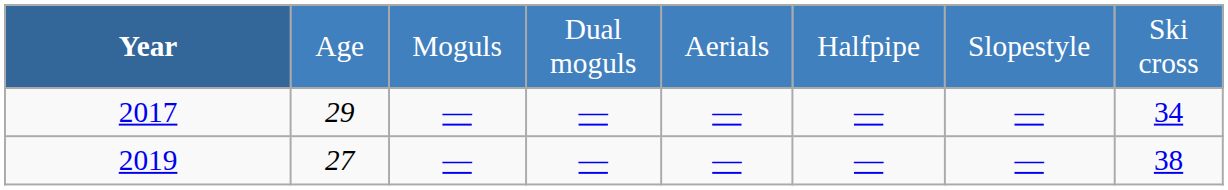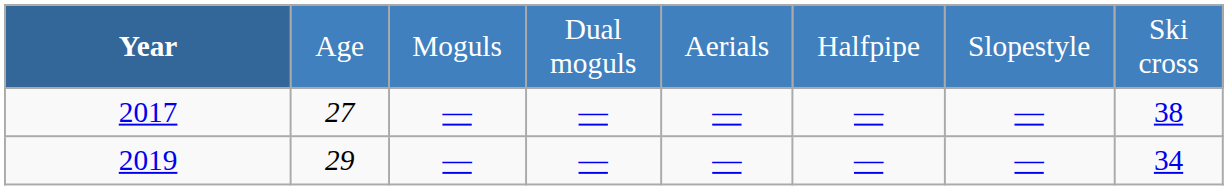(340, 111) 29 -> (340, 111) 27
(1169, 111) 34 -> (1169, 111) 38
(340, 160) 27 -> (340, 160) 29
(1169, 160) 38 -> (1169, 160) 34
